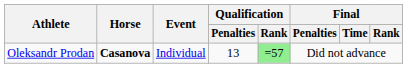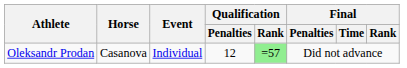(125, 53) bold -> (123, 53) normal
(233, 53) 13 -> (230, 53) 12
